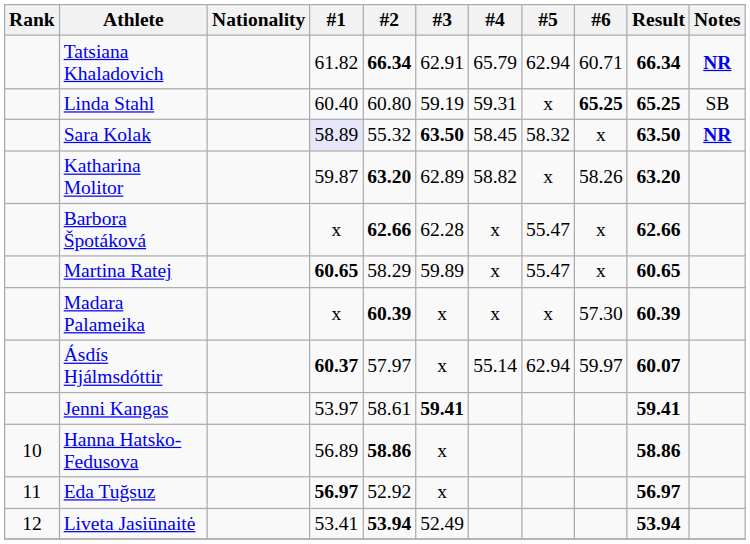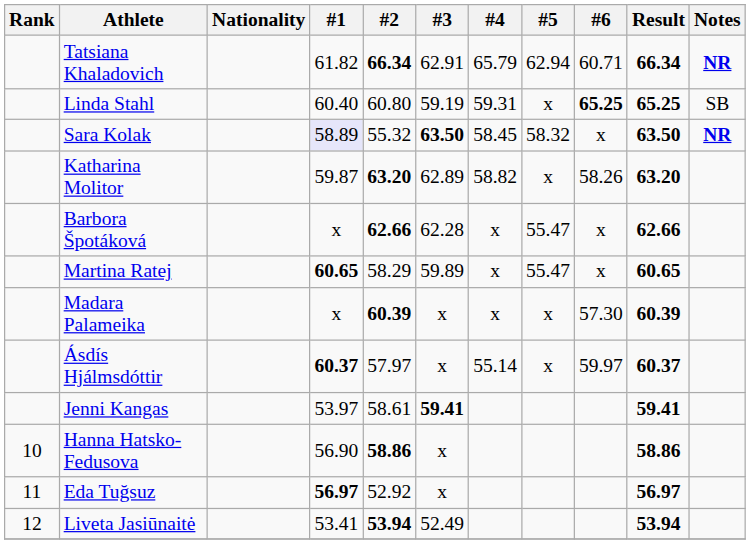(548, 366) 62.94 -> (548, 366) x
(658, 366) 60.07 -> (658, 366) 60.37
(336, 450) 56.89 -> (336, 450) 56.90
